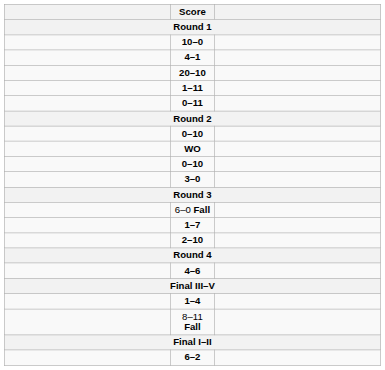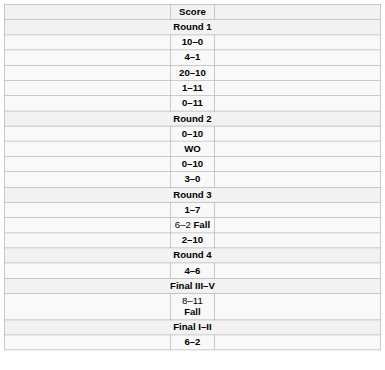- row: (88, 210)
+ row: (88, 225)
- row: (88, 301)
